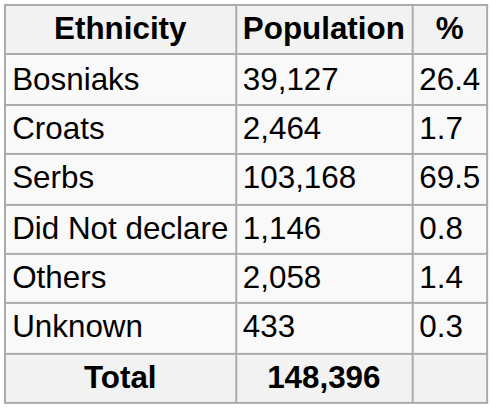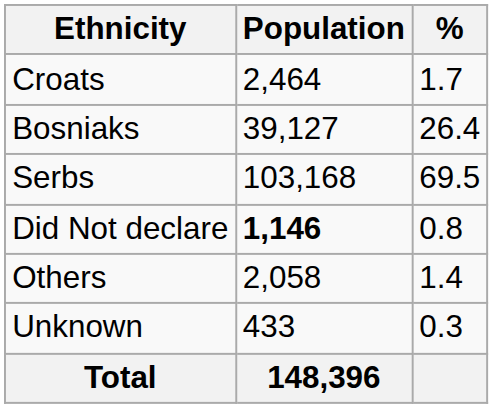rows swapped: (76, 79) <-> (58, 128)
(282, 228) normal -> (282, 228) bold
